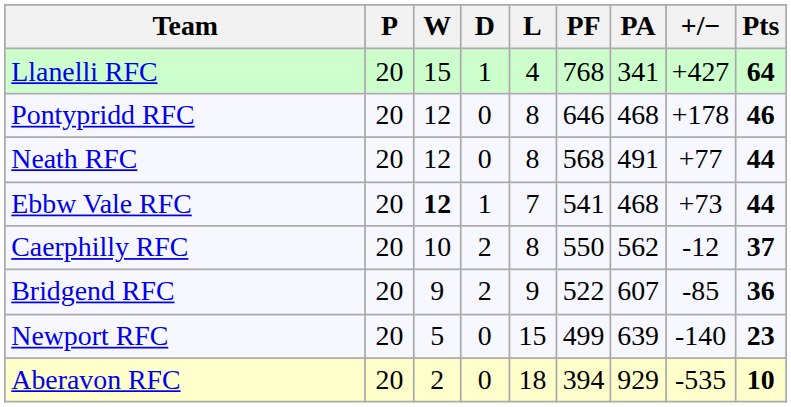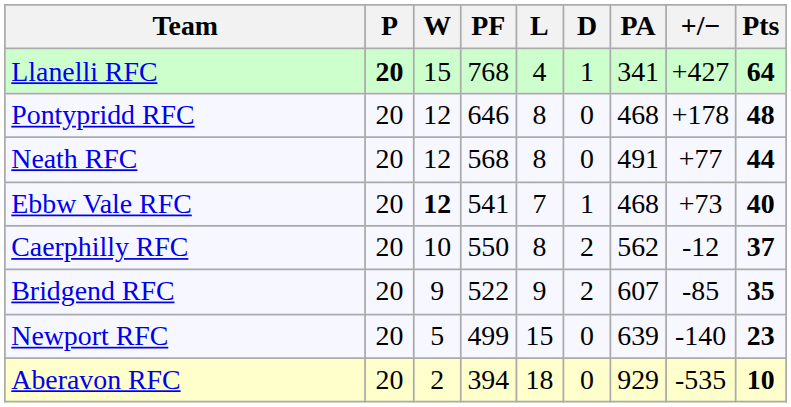columns swapped: (485, 26) <-> (584, 26)
(390, 70) normal -> (390, 70) bold
(761, 114) 46 -> (761, 114) 48
(761, 203) 44 -> (761, 203) 40
(761, 291) 36 -> (761, 291) 35
